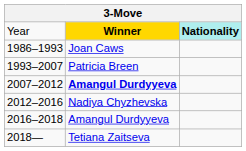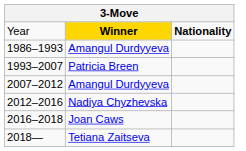(210, 31) paleturquoise background -> (203, 31) no background
(96, 48) Joan Caws -> (119, 48) Amangul Durdyyeva
(122, 84) bold -> (119, 84) normal
(119, 119) Amangul Durdyyeva -> (96, 119) Joan Caws
